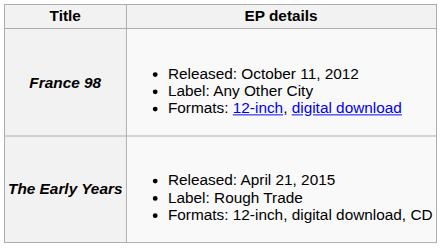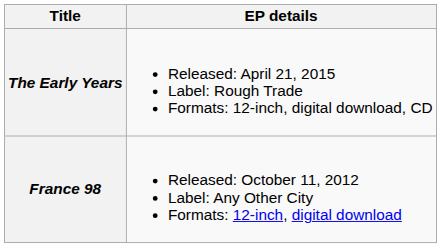rows swapped: (65, 82) <-> (65, 189)
